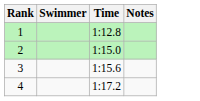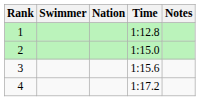+ column: (109, 13)
